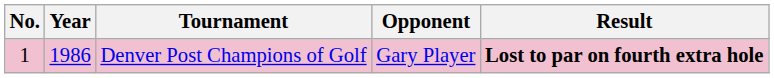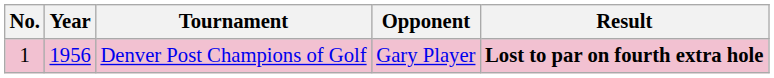(70, 55) 1986 -> (70, 55) 1956
